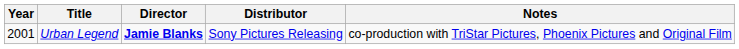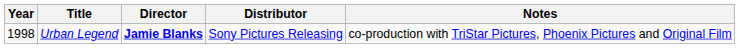(21, 33) 2001 -> (21, 33) 1998
